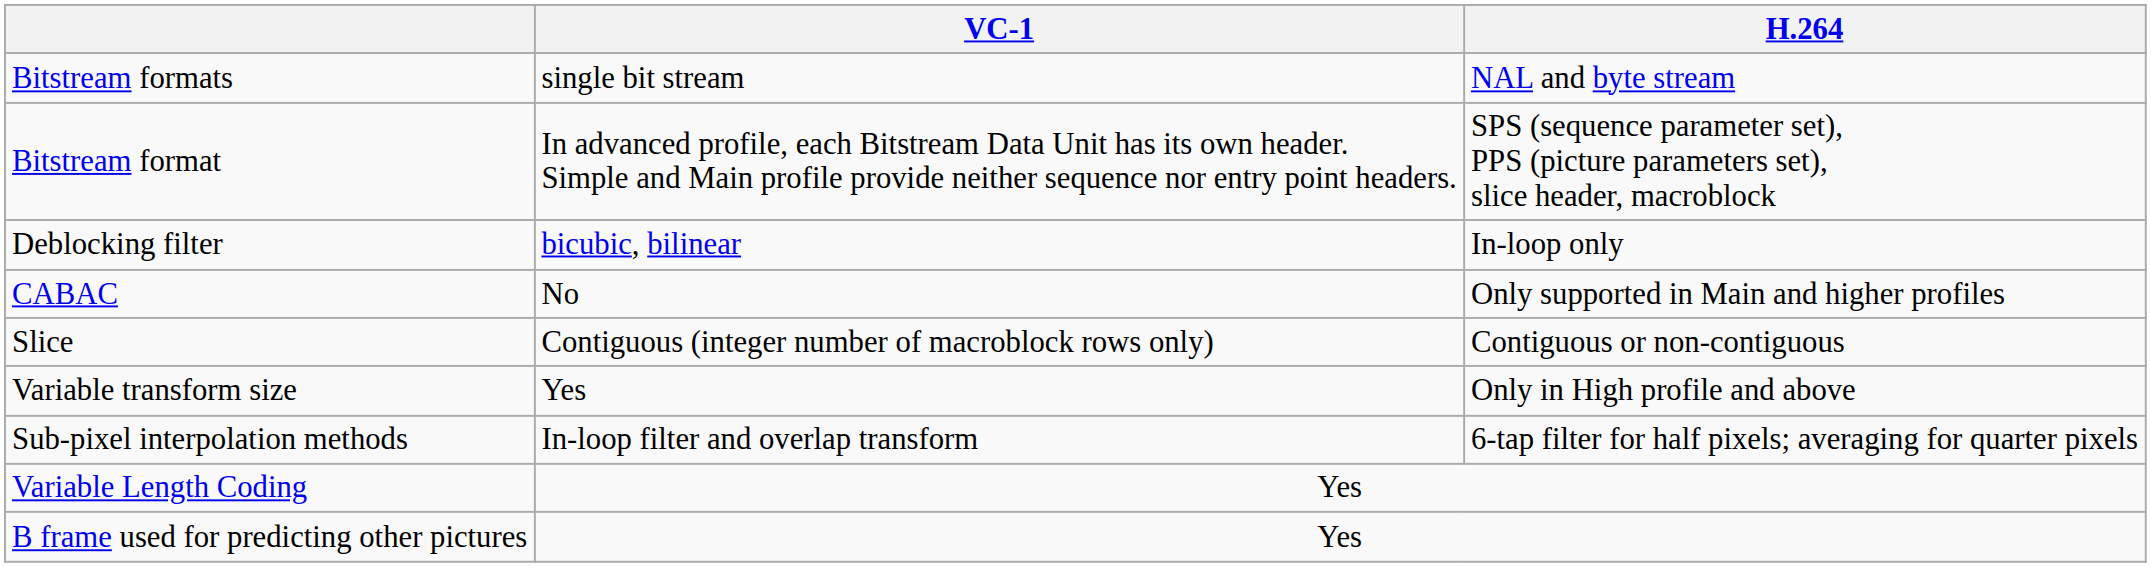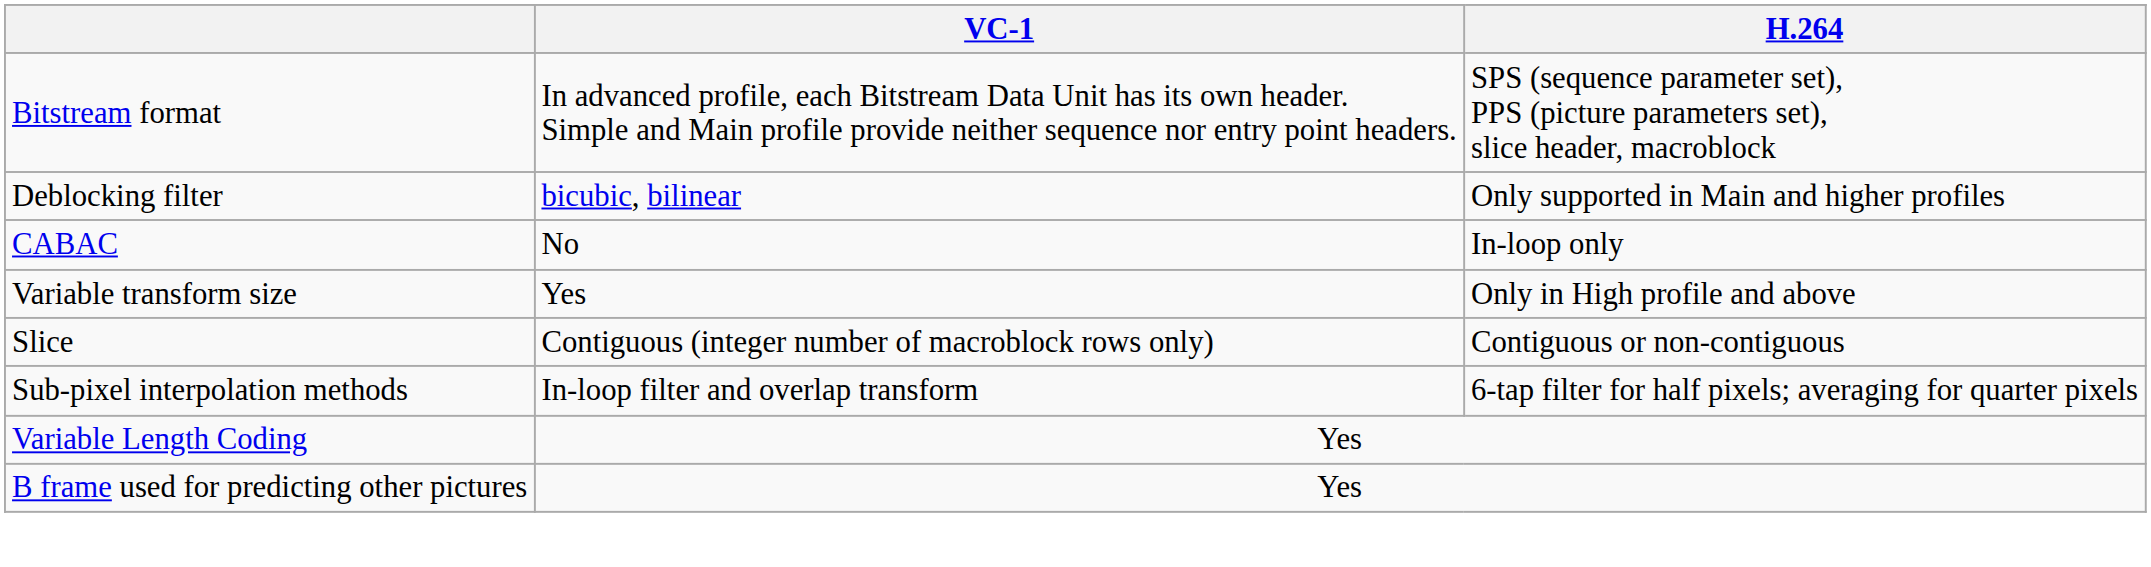- row: (123, 77)
(1547, 244) In-loop only -> (1738, 195) Only supported in Main and higher profiles
(1738, 292) Only supported in Main and higher profiles -> (1547, 244) In-loop only
rows swapped: (154, 390) <-> (43, 341)
